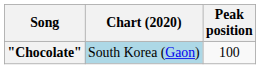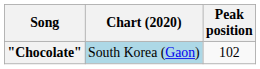(229, 52) 100 -> (229, 52) 102
